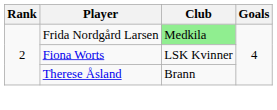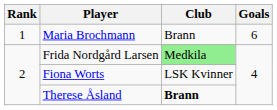+ row: (89, 34)
(180, 74) normal -> (182, 94) bold
